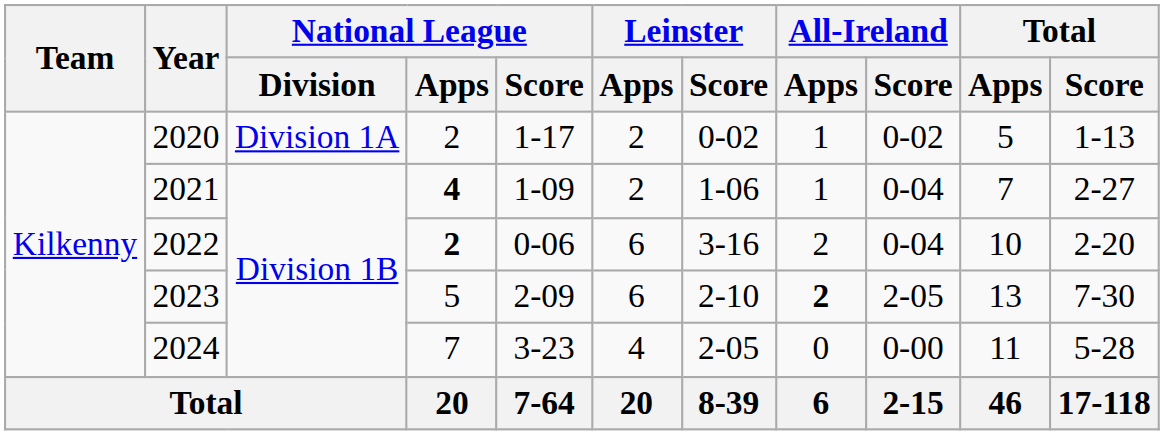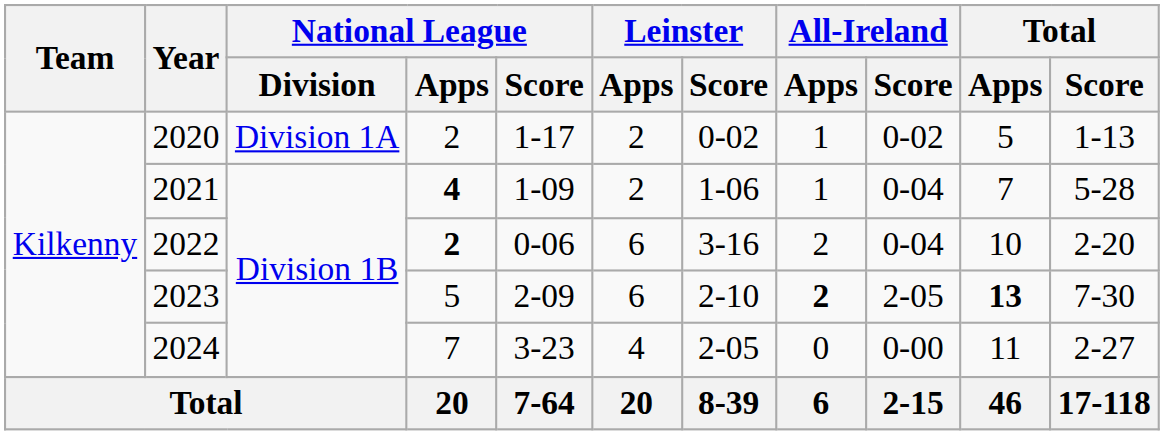(1104, 190) 2-27 -> (1104, 190) 5-28
(1005, 296) normal -> (1005, 296) bold
(1104, 349) 5-28 -> (1104, 349) 2-27
